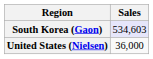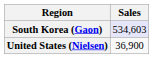(130, 45) 36,000 -> (130, 45) 36,900
